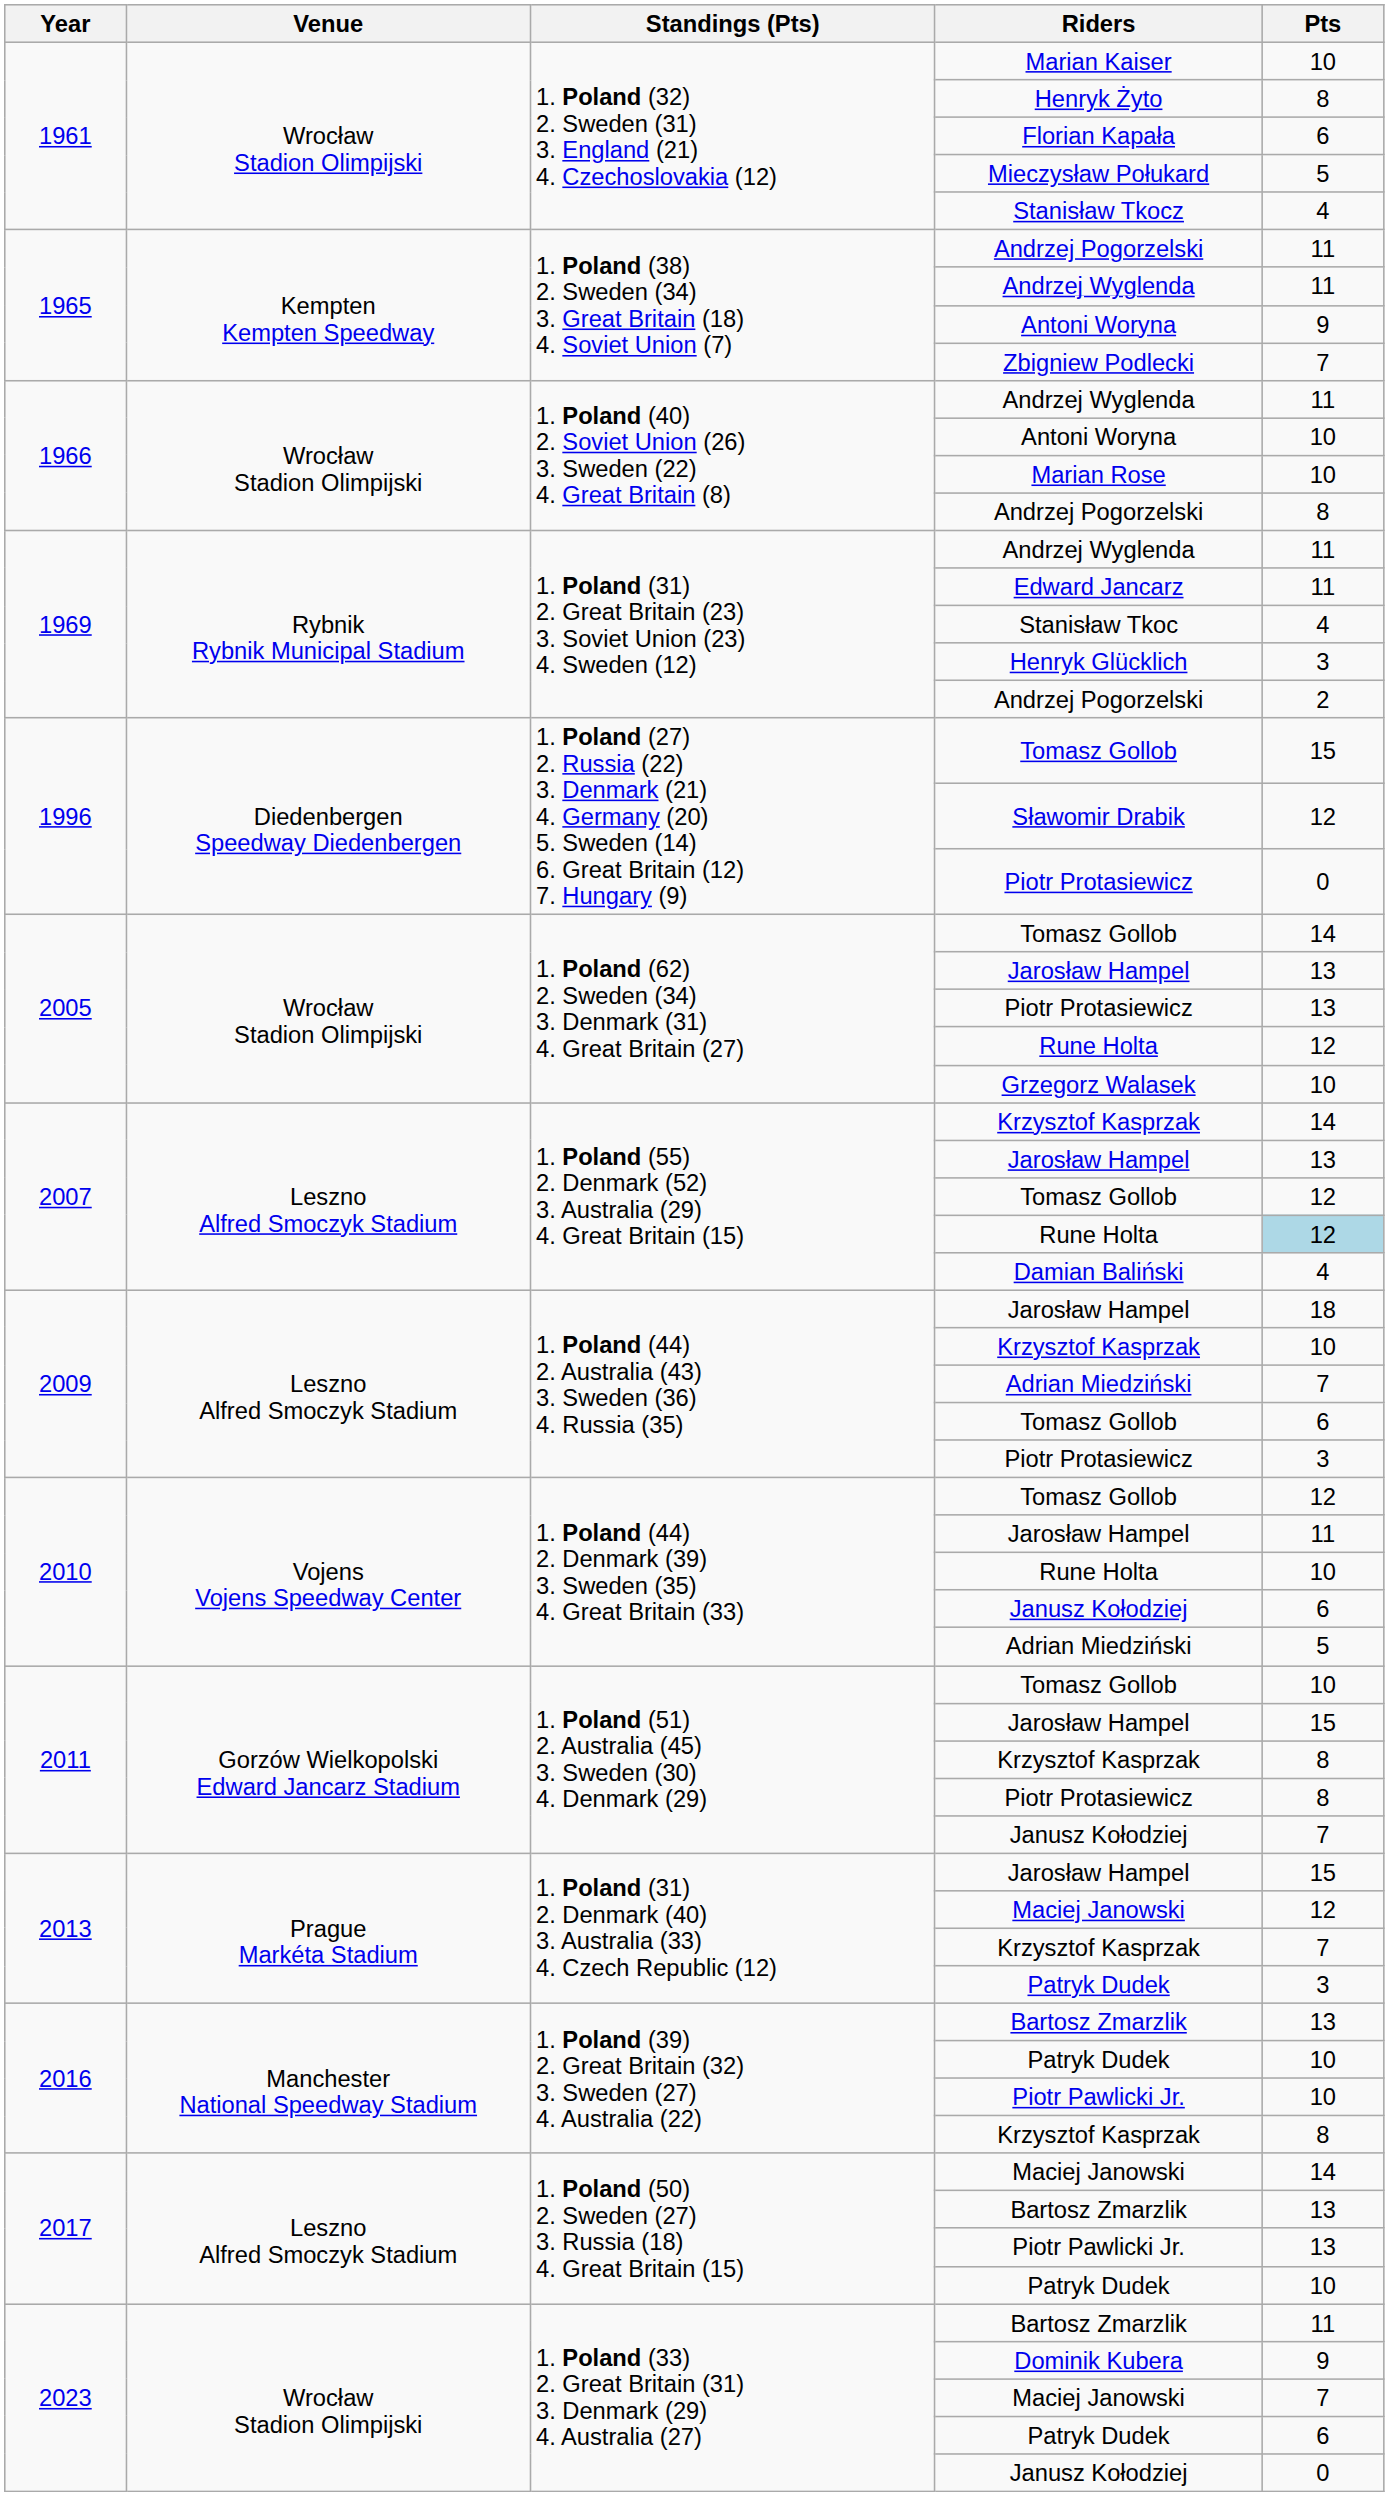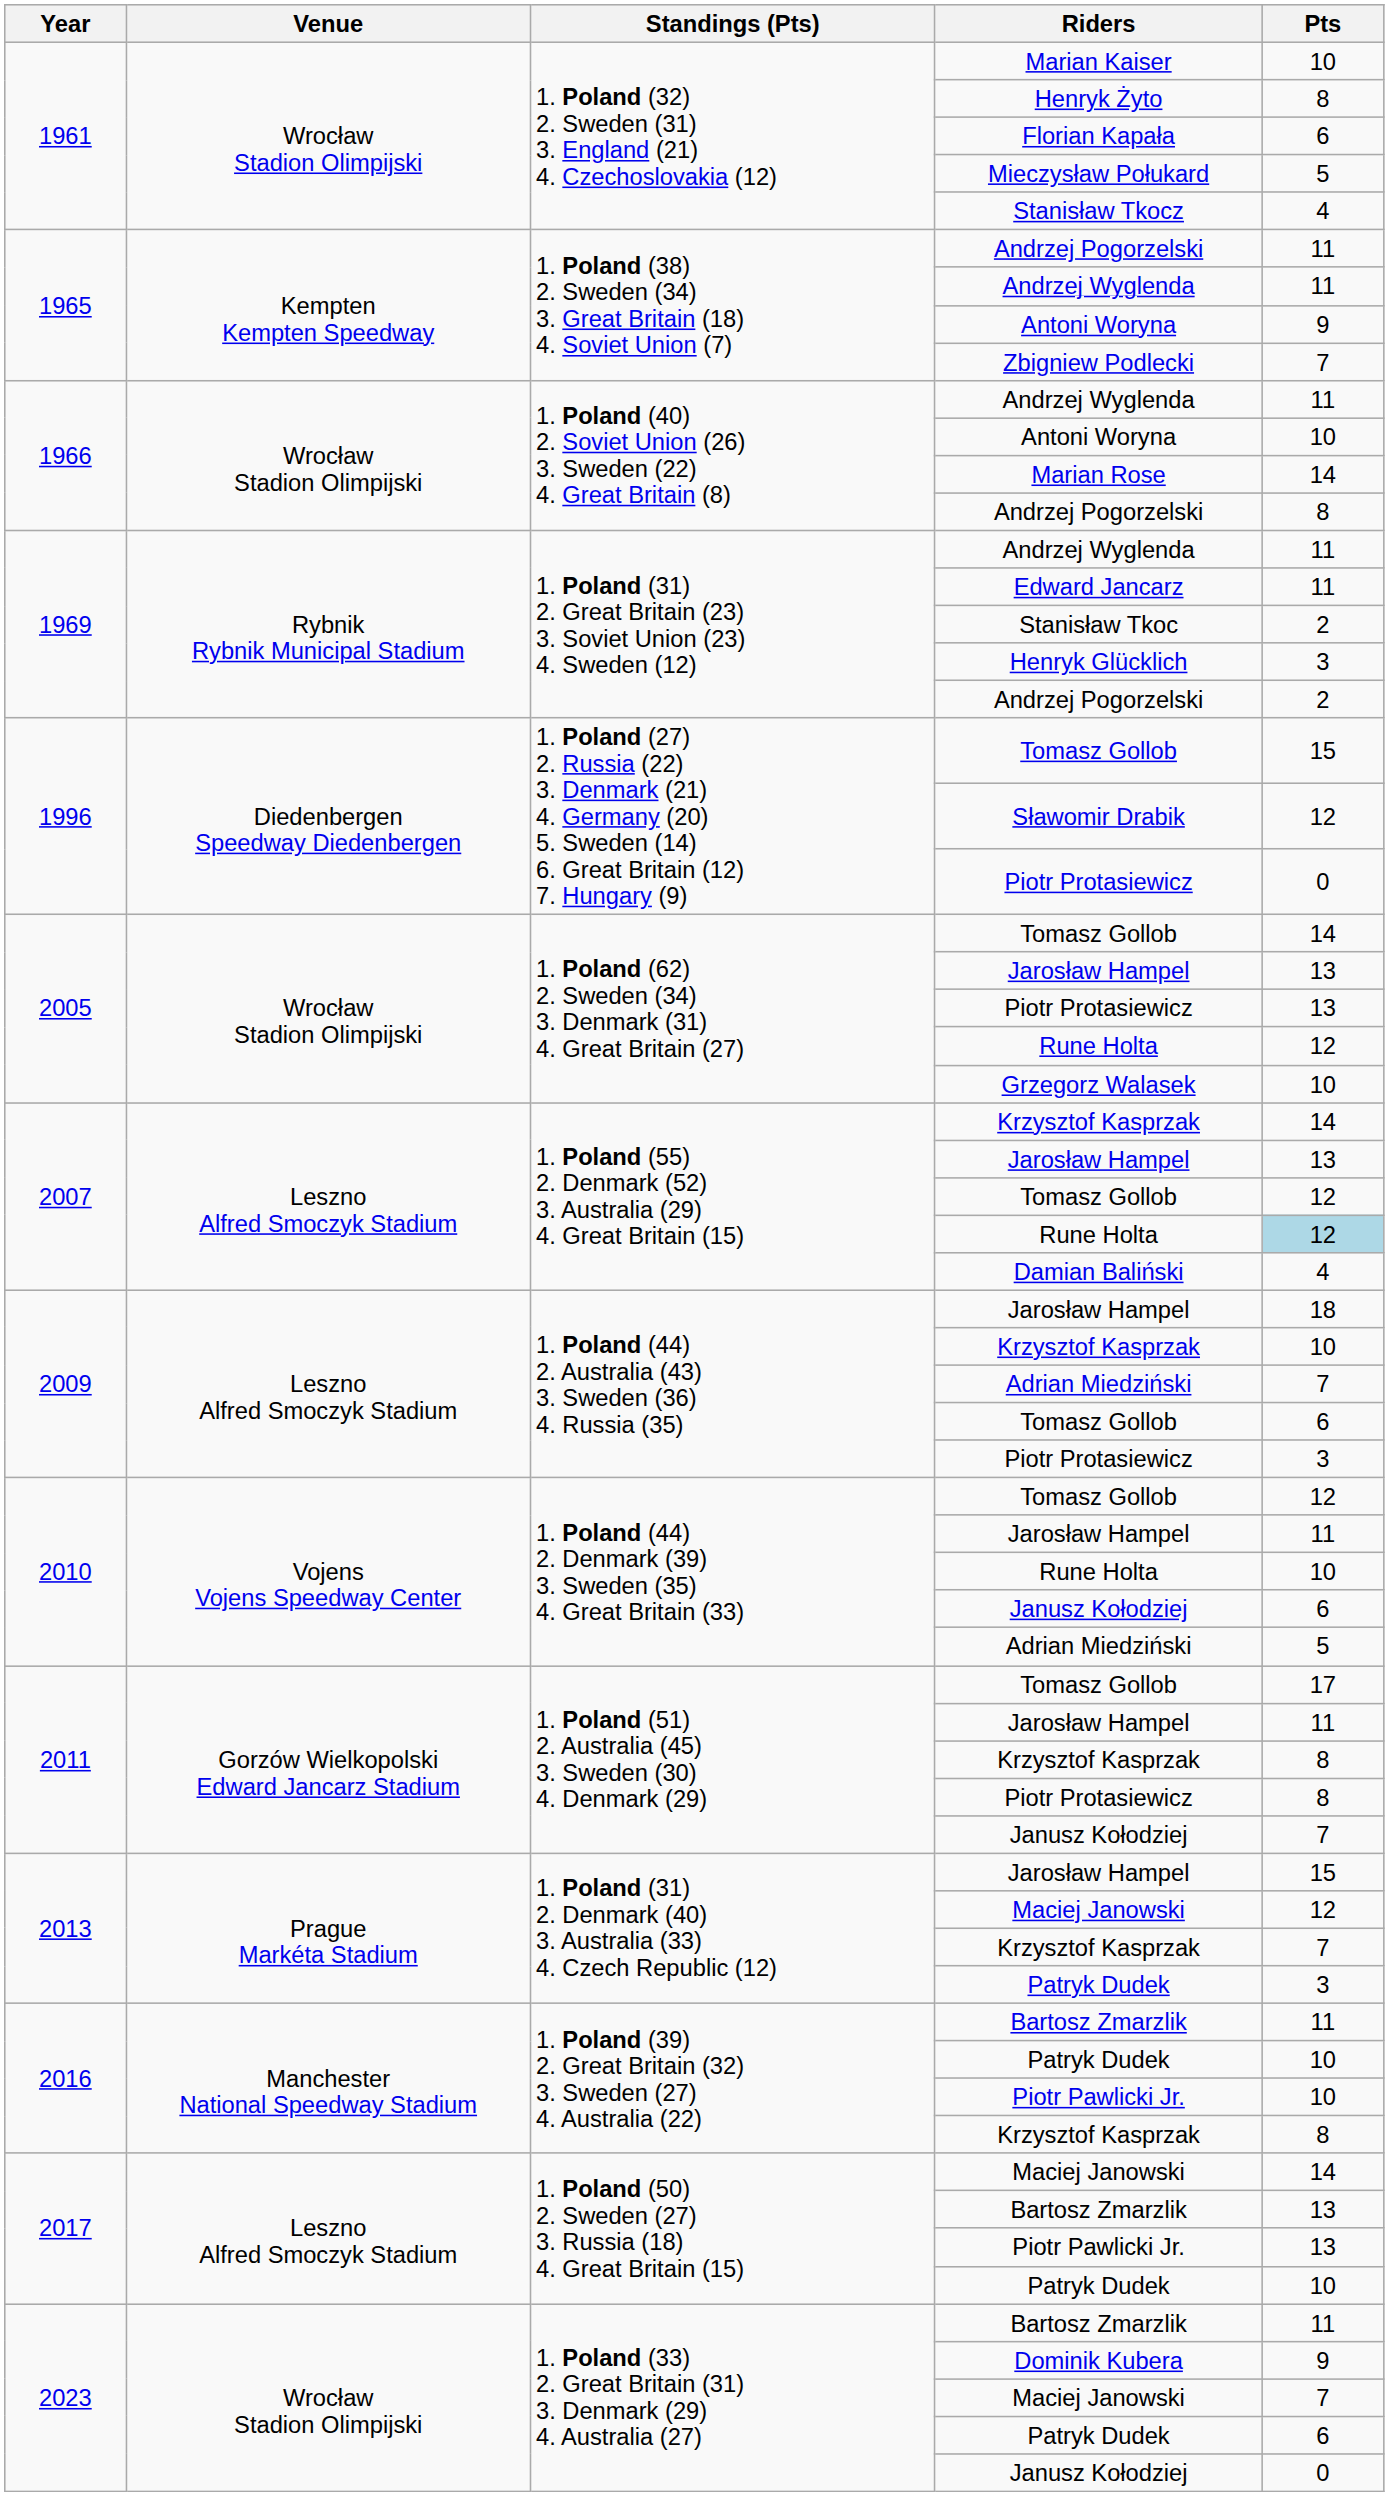(1323, 474) 10 -> (1323, 474) 14
(1323, 624) 4 -> (1323, 624) 2
(1323, 1684) 10 -> (1323, 1684) 17
(1323, 1722) 15 -> (1323, 1722) 11
(1323, 2022) 13 -> (1323, 2022) 11
